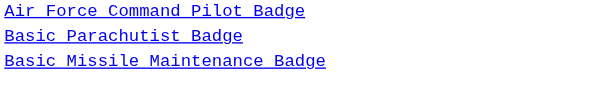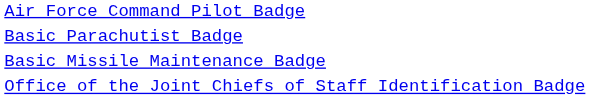+ row: (295, 87)
